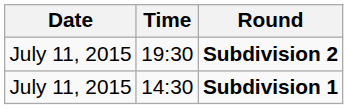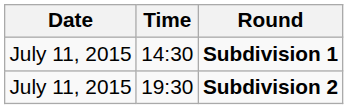rows swapped: (270, 86) <-> (270, 53)
